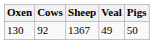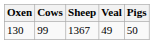(43, 30) 92 -> (43, 30) 99
